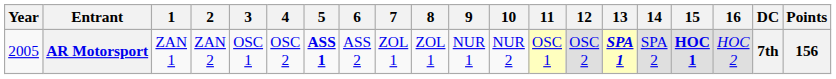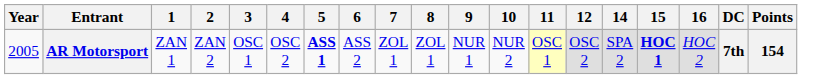- column: (620, 16)
(807, 51) 156 -> (772, 51) 154
